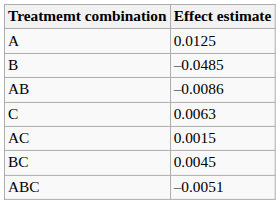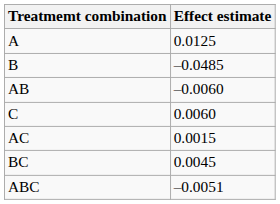(199, 89) –0.0086 -> (199, 89) –0.0060
(195, 114) 0.0063 -> (195, 114) 0.0060
